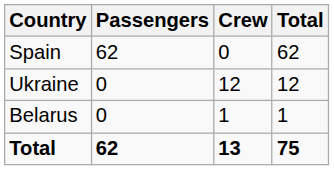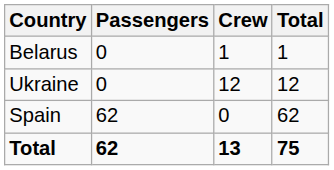rows swapped: (35, 52) <-> (43, 116)
